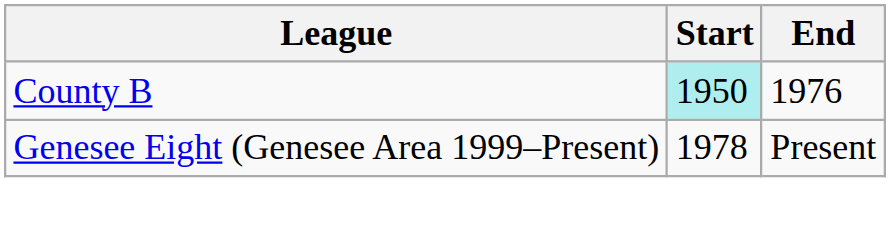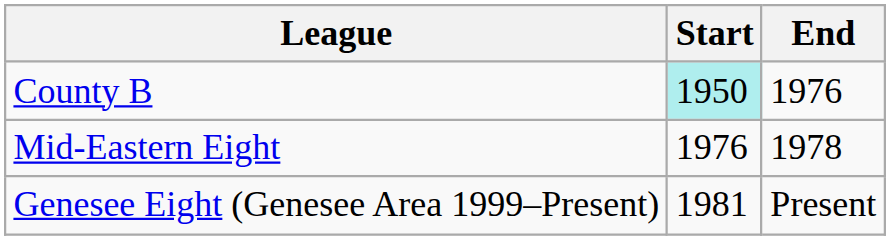+ row: (147, 147)
(712, 147) 1978 -> (712, 204) 1981
